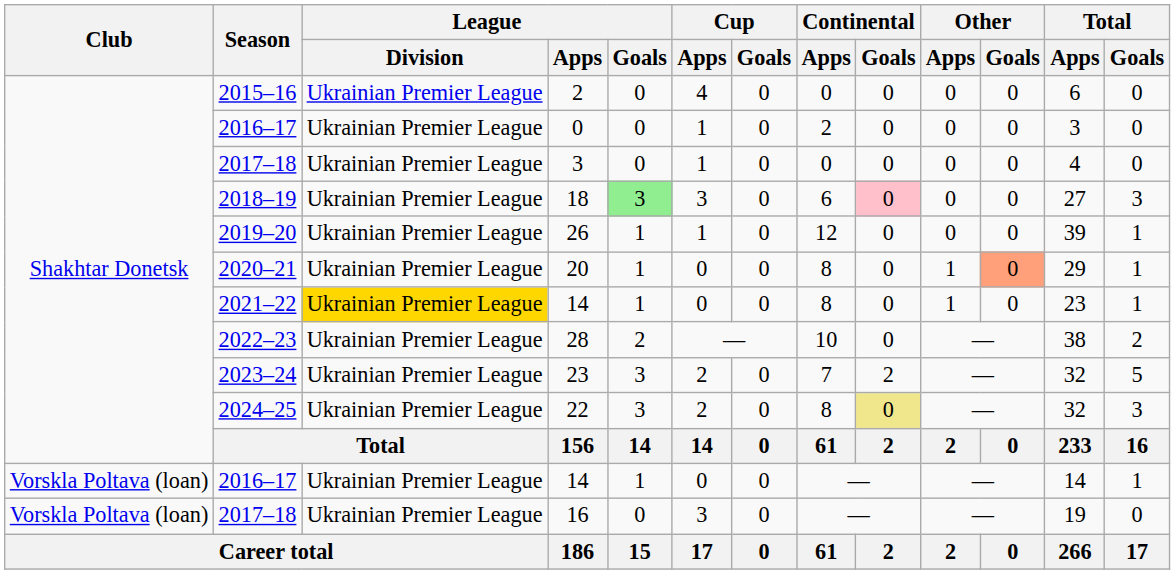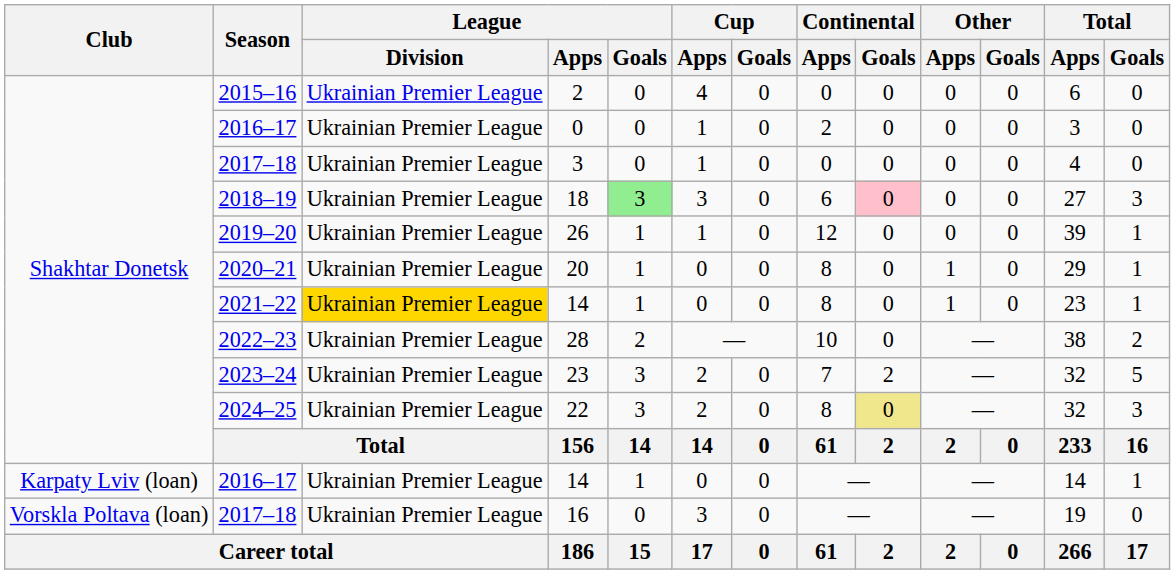(1013, 269) lightsalmon background -> (1013, 269) no background
(109, 480) Vorskla Poltava (loan) -> (109, 480) Karpaty Lviv (loan)
